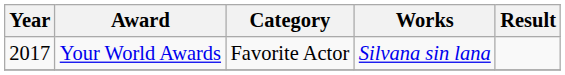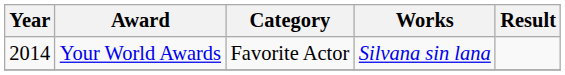(30, 53) 2017 -> (30, 53) 2014
